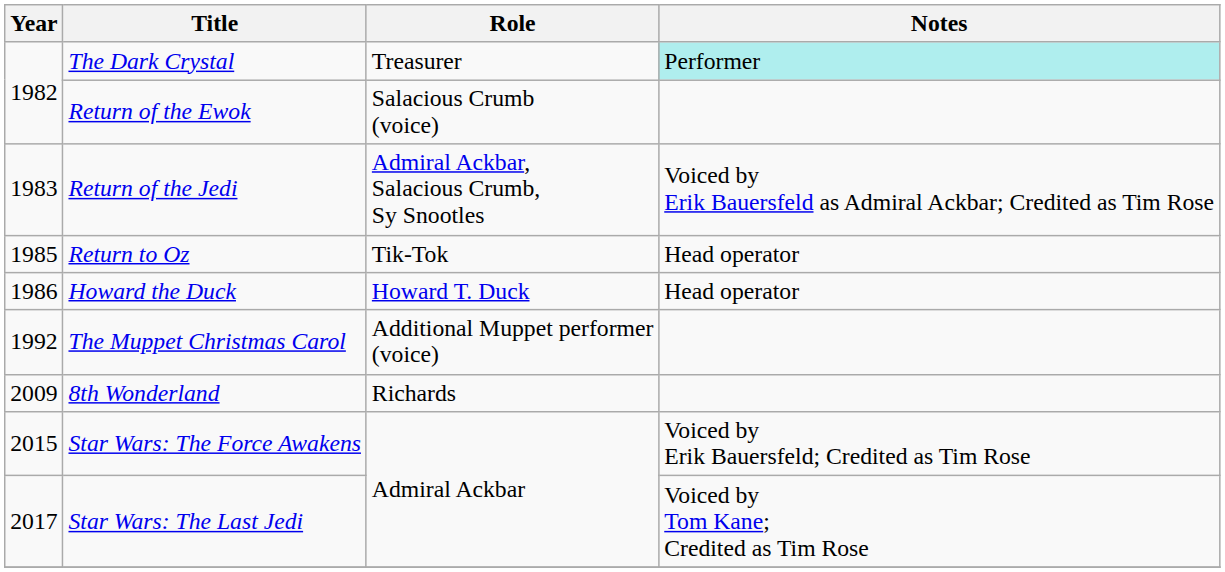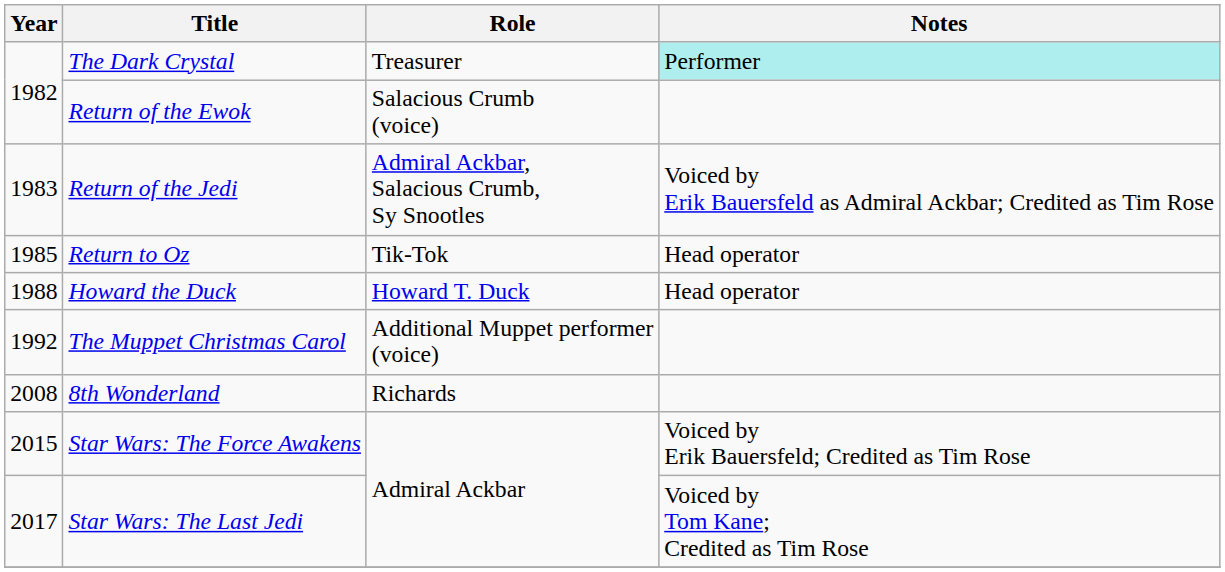(34, 290) 1986 -> (34, 290) 1988
(34, 392) 2009 -> (34, 392) 2008
